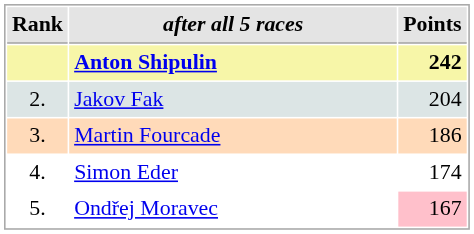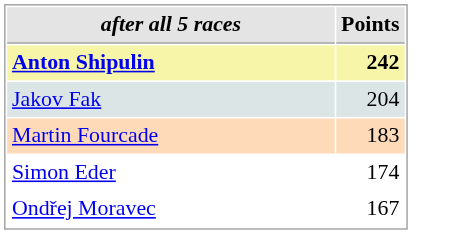- column: (37, 24)
(445, 135) 186 -> (383, 135) 183
(445, 208) pink background -> (383, 208) no background
